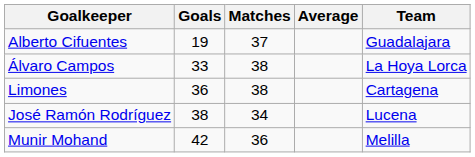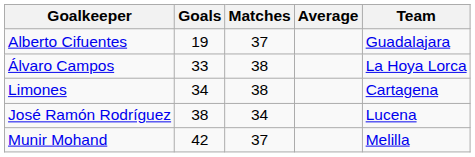(200, 90) 36 -> (200, 90) 34
(260, 139) 36 -> (260, 139) 37
